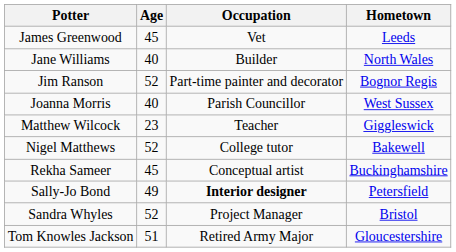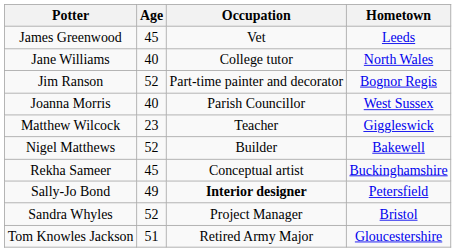(256, 59) Builder -> (256, 59) College tutor
(256, 147) College tutor -> (256, 147) Builder
